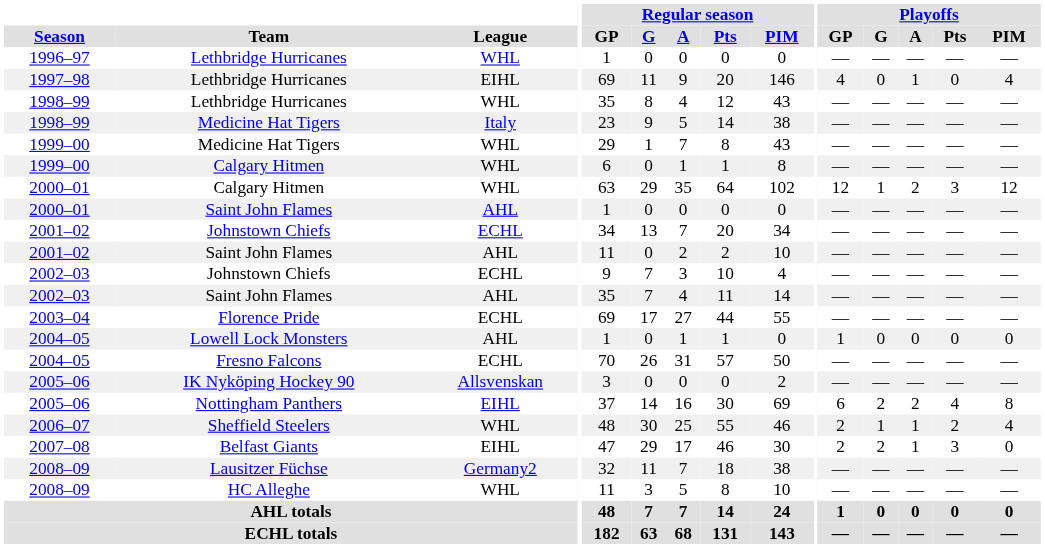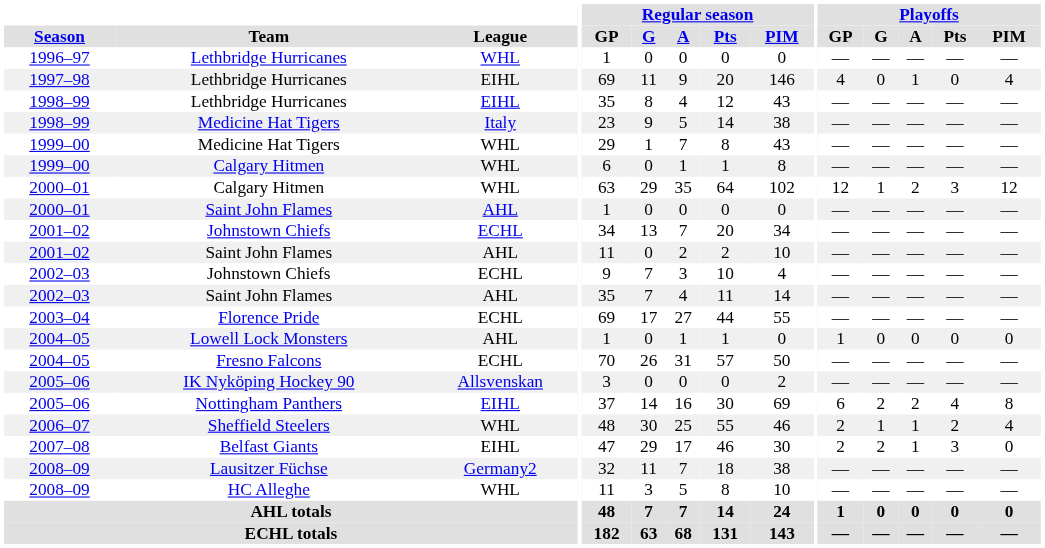(500, 101) WHL -> (500, 101) EIHL
